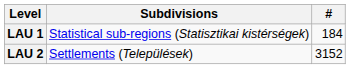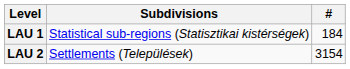(329, 53) 3152 -> (329, 53) 3154
